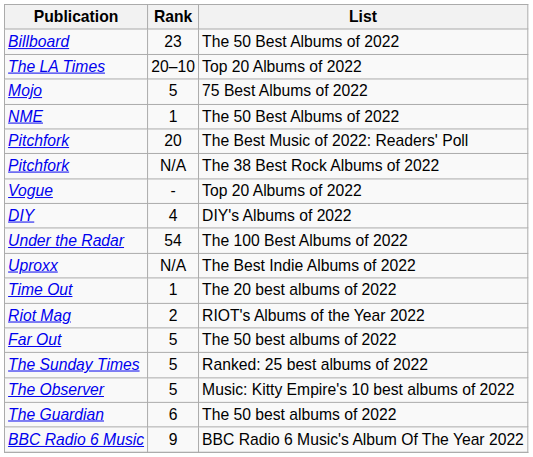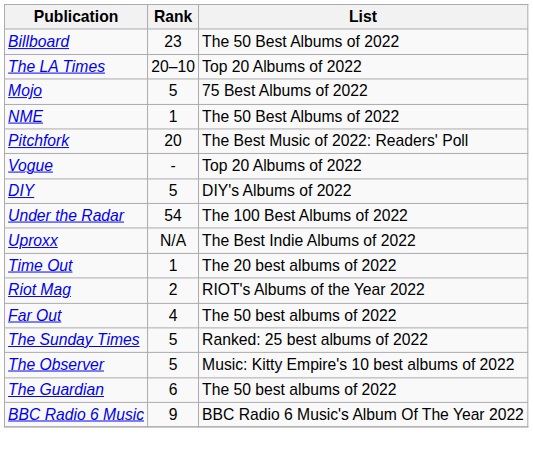- row: (39, 166)
(173, 215) 4 -> (173, 191) 5
(173, 340) 5 -> (173, 315) 4
